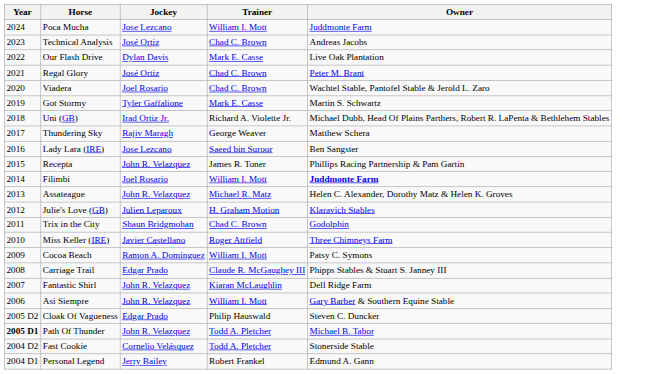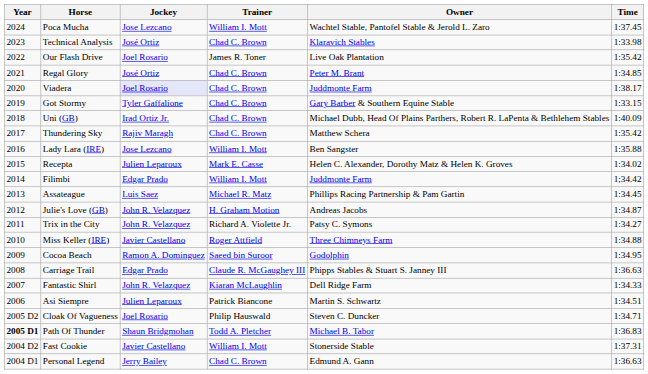+ column: (628, 12)
(341, 27) Juddmonte Farm -> (400, 27) Wachtel Stable, Pantofel Stable & Jerold L. Zaro
(338, 42) Andreas Jacobs -> (342, 42) Klaravich Stables
(145, 58) Dylan Davis -> (145, 58) Joel Rosario
(236, 58) Mark E. Casse -> (237, 58) James R. Toner
(145, 88) no background -> (145, 88) lavender background
(400, 88) Wachtel Stable, Pantofel Stable & Jerold L. Zaro -> (341, 88) Juddmonte Farm
(236, 103) Mark E. Casse -> (238, 103) Chad C. Brown
(345, 103) Martin S. Schwartz -> (382, 103) Gary Barber & Southern Equine Stable
(250, 118) Richard A. Violette Jr. -> (238, 118) Chad C. Brown
(238, 134) George Weaver -> (238, 134) Chad C. Brown
(241, 149) Saeed bin Suroor -> (238, 149) William I. Mott
(156, 164) John R. Velazquez -> (152, 164) Julien Leparoux
(237, 164) James R. Toner -> (236, 164) Mark E. Casse
(387, 164) Phillips Racing Partnership & Pam Gartin -> (411, 164) Helen C. Alexander, Dorothy Matz & Helen K. Groves
(145, 179) Joel Rosario -> (145, 179) Edgar Prado
(344, 179) bold -> (341, 179) normal
(156, 194) John R. Velazquez -> (140, 194) Luis Saez
(411, 194) Helen C. Alexander, Dorothy Matz & Helen K. Groves -> (387, 194) Phillips Racing Partnership & Pam Gartin
(152, 210) Julien Leparoux -> (156, 210) John R. Velazquez
(342, 210) Klaravich Stables -> (338, 210) Andreas Jacobs
(158, 225) Shaun Bridgmohan -> (156, 225) John R. Velazquez
(238, 225) Chad C. Brown -> (250, 225) Richard A. Violette Jr.
(329, 225) Godolphin -> (341, 225) Patsy C. Symons
(238, 255) William I. Mott -> (241, 255) Saeed bin Suroor
(341, 255) Patsy C. Symons -> (329, 255) Godolphin
(156, 301) John R. Velazquez -> (152, 301) Julien Leparoux
(238, 301) William I. Mott -> (241, 301) Patrick Biancone
(382, 301) Gary Barber & Southern Equine Stable -> (345, 301) Martin S. Schwartz
(145, 316) Edgar Prado -> (145, 316) Joel Rosario
(156, 331) John R. Velazquez -> (158, 331) Shaun Bridgmohan
(158, 346) Cornelio Velásquez -> (154, 346) Javier Castellano
(240, 346) Todd A. Pletcher -> (238, 346) William I. Mott
(237, 362) Robert Frankel -> (238, 362) Chad C. Brown
